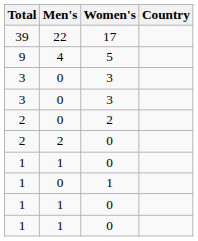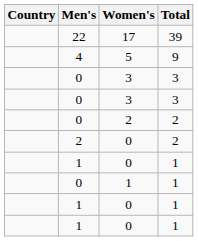columns swapped: (166, 15) <-> (22, 15)
